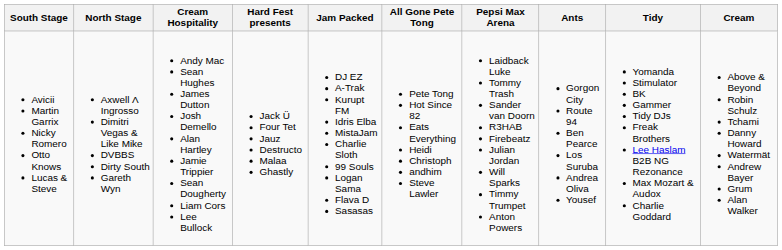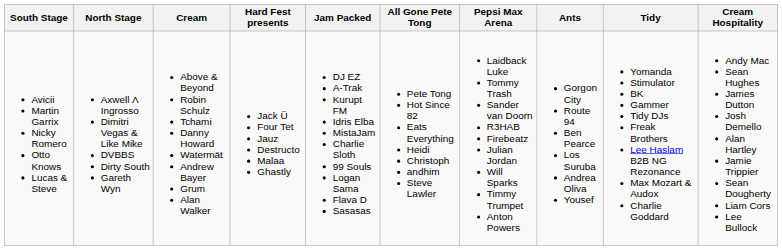columns swapped: (739, 17) <-> (193, 17)
